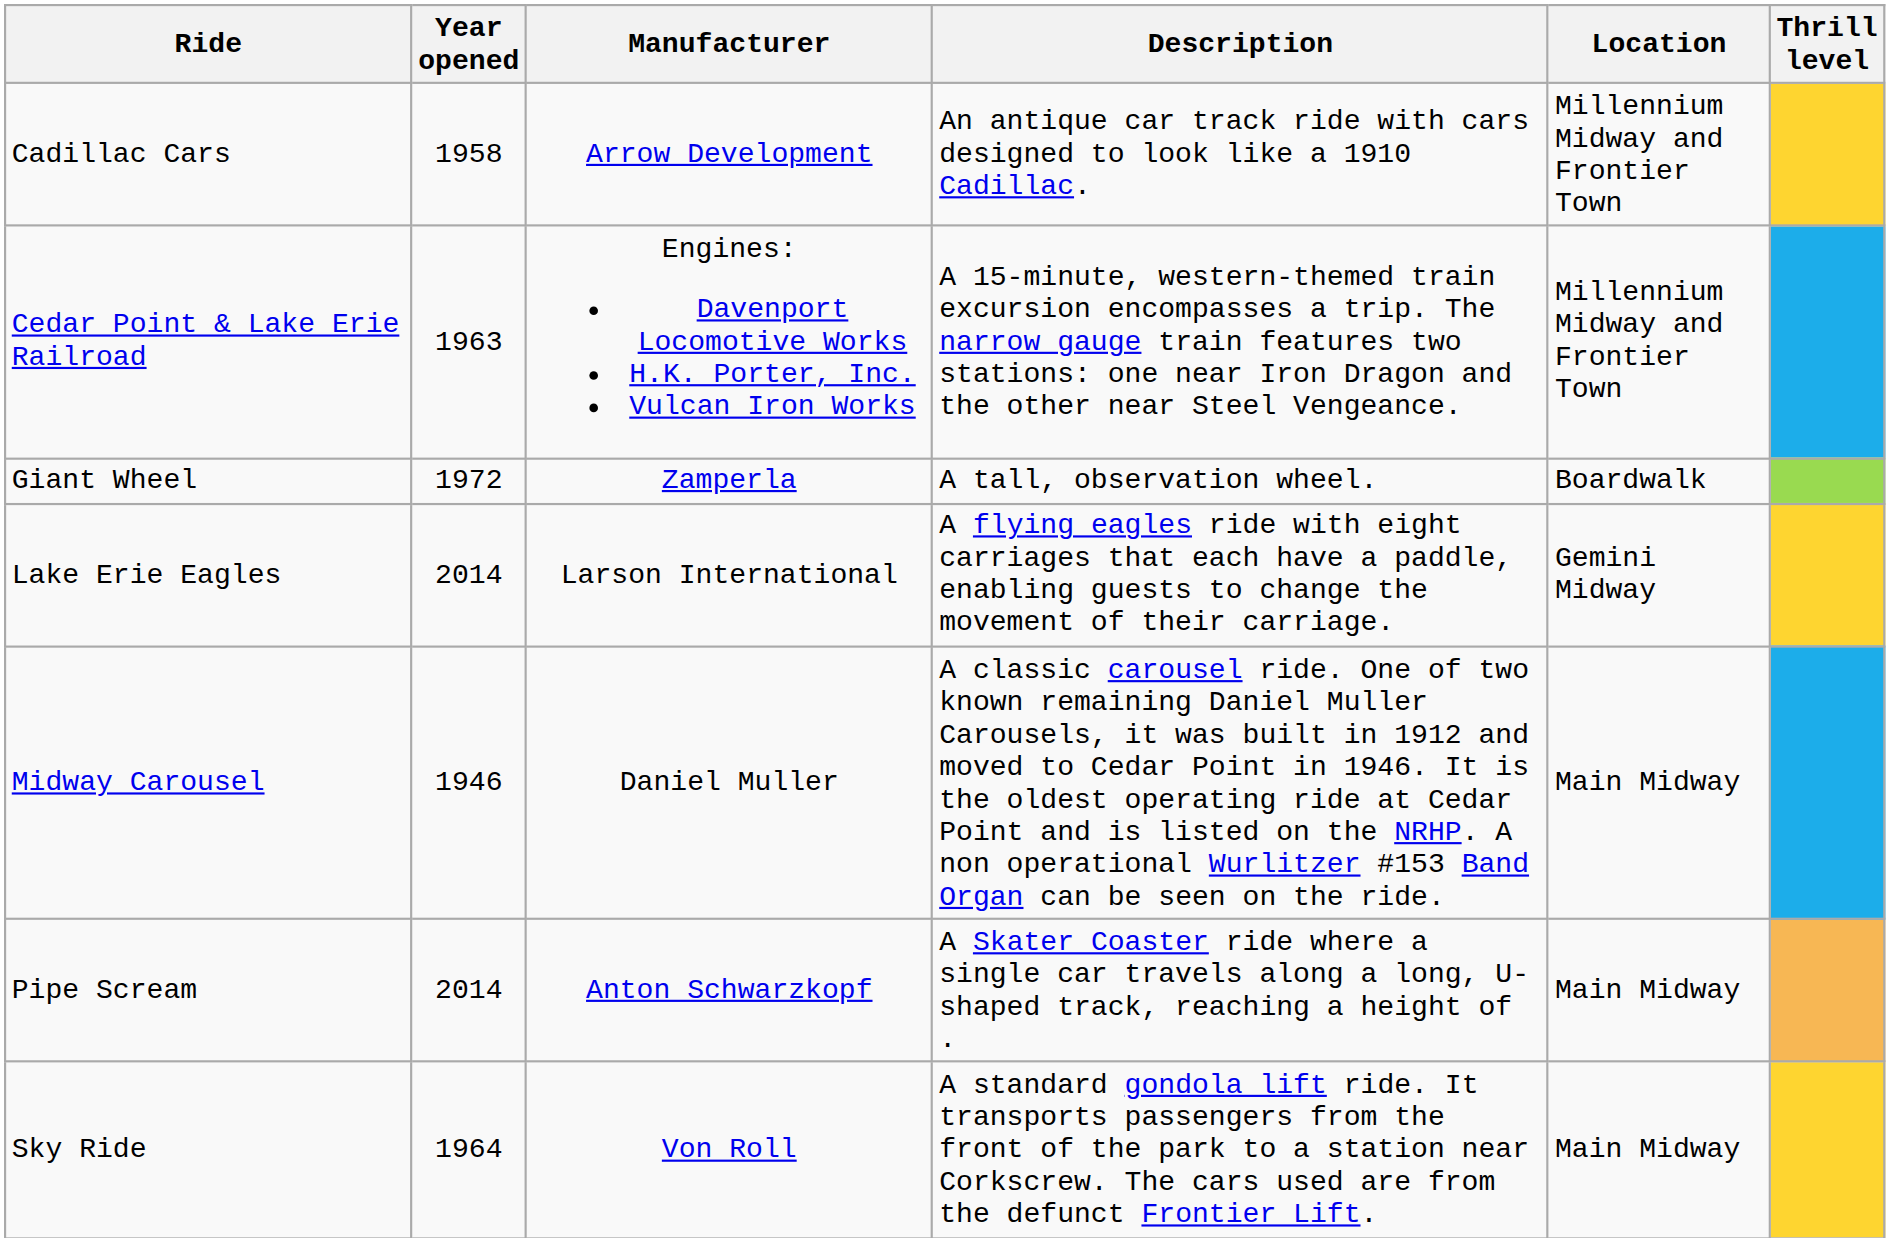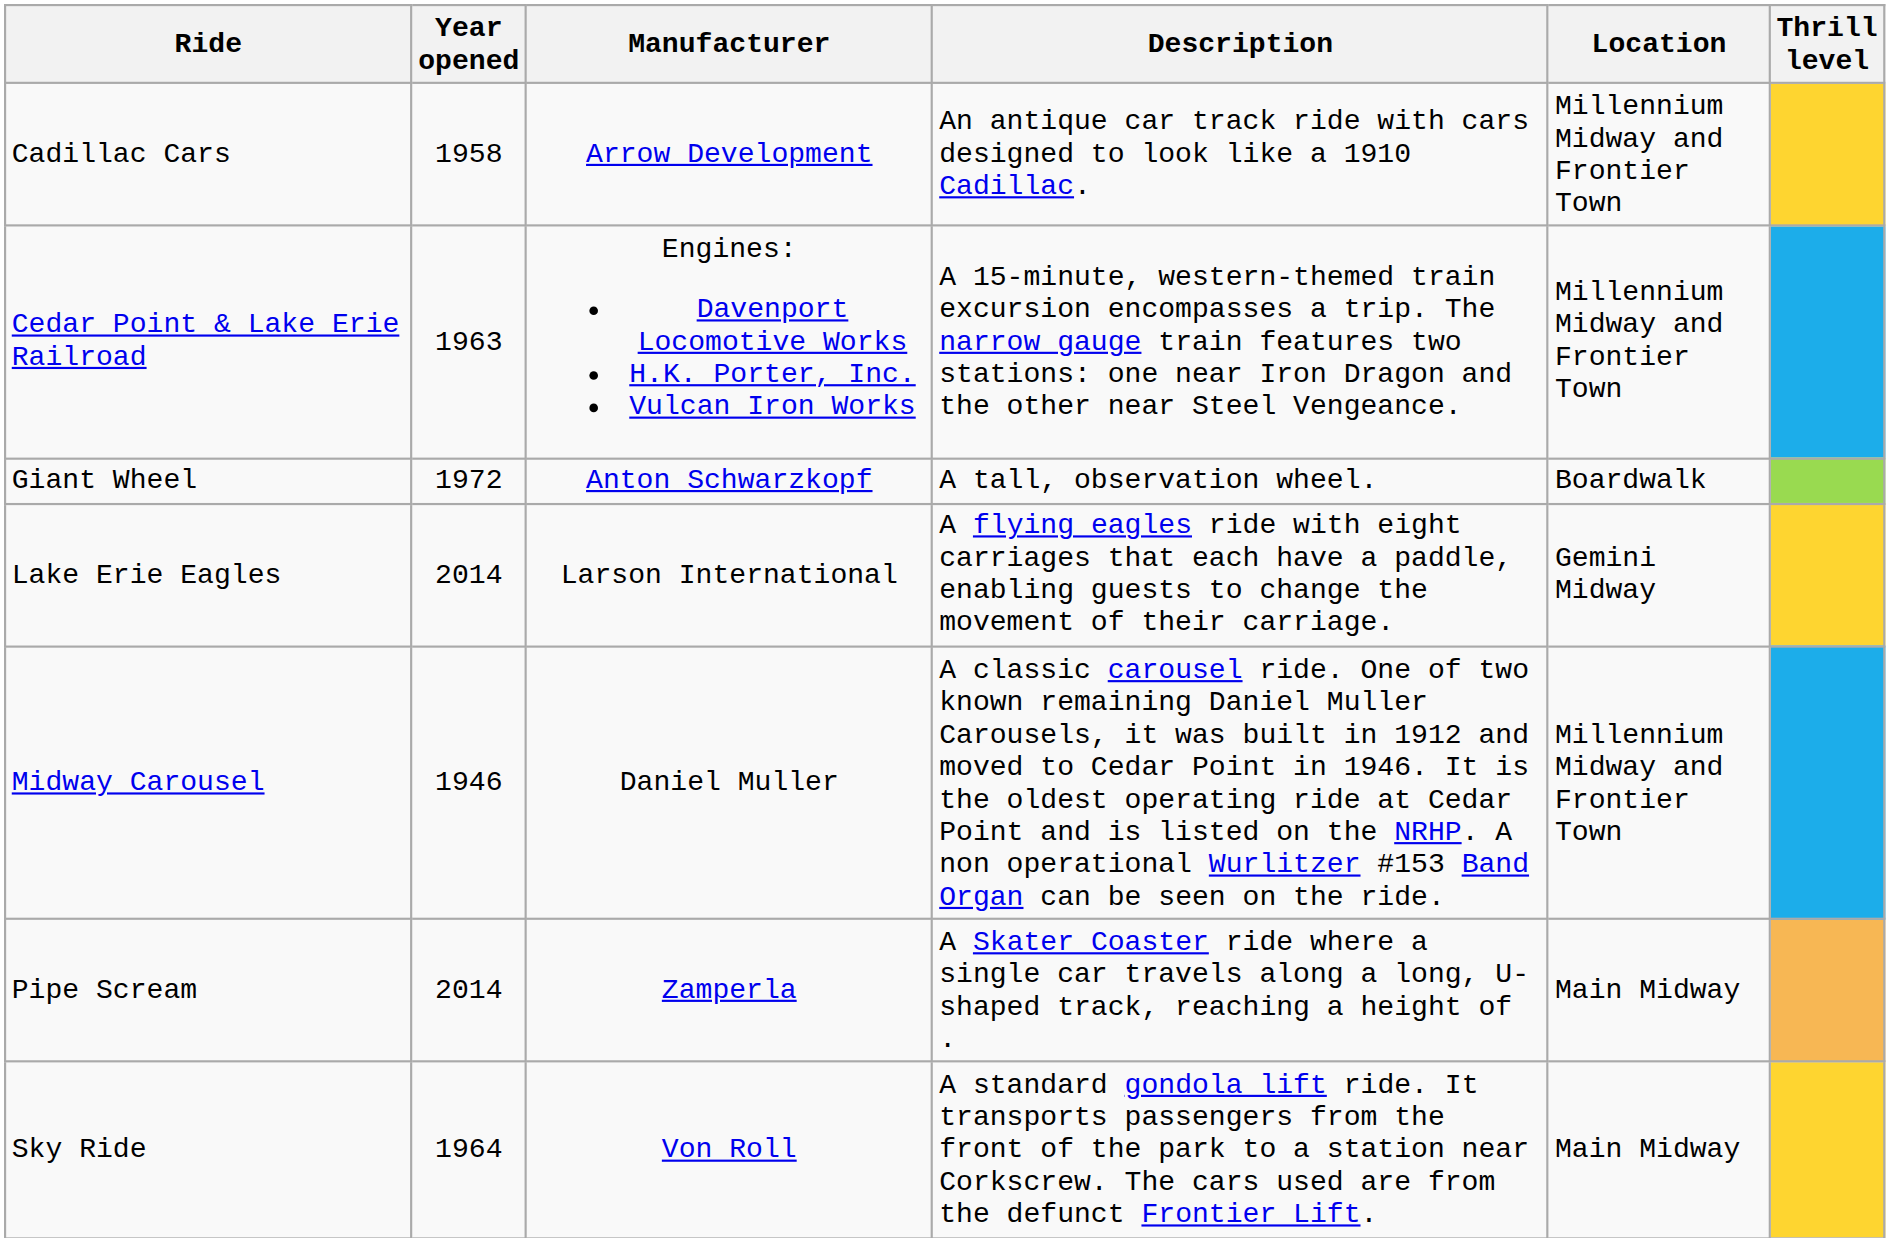(729, 481) Zamperla -> (729, 481) Anton Schwarzkopf
(1648, 783) Main Midway -> (1639, 783) Millennium Midway and Frontier Town
(729, 991) Anton Schwarzkopf -> (729, 991) Zamperla
